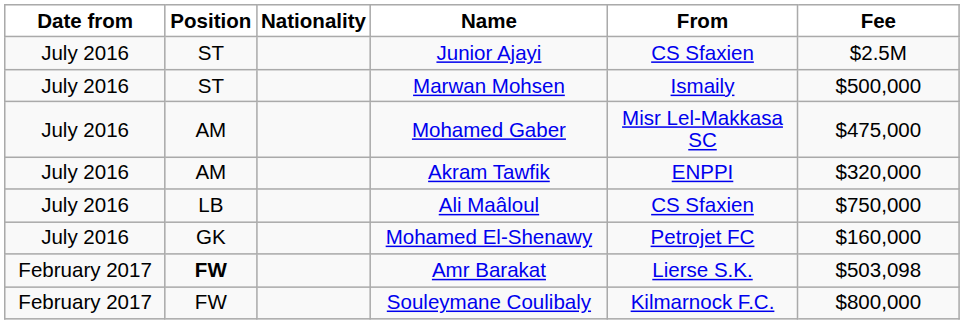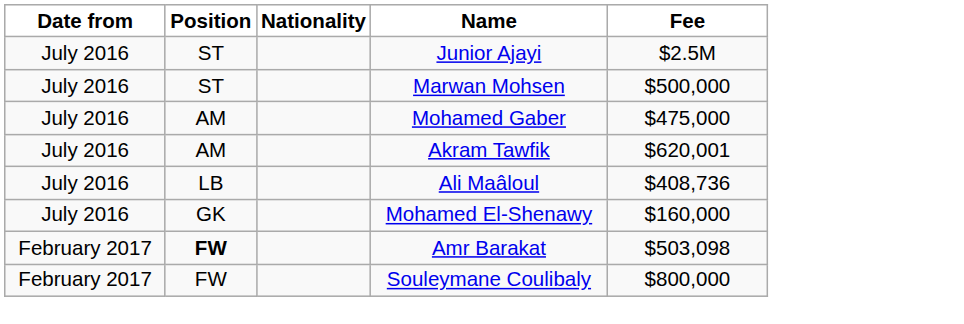- column: (703, 21)
(878, 173) $320,000 -> (687, 150) $620,001
(878, 205) $750,000 -> (687, 182) $408,736
